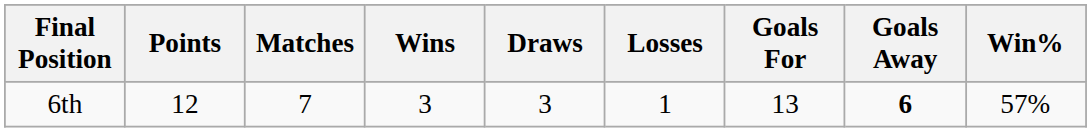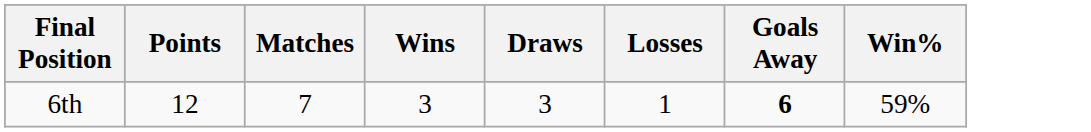- column: (785, 43)
(1025, 104) 57% -> (905, 104) 59%
